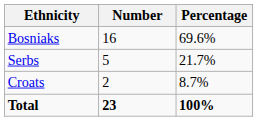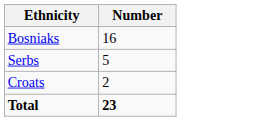- column: (214, 15)
